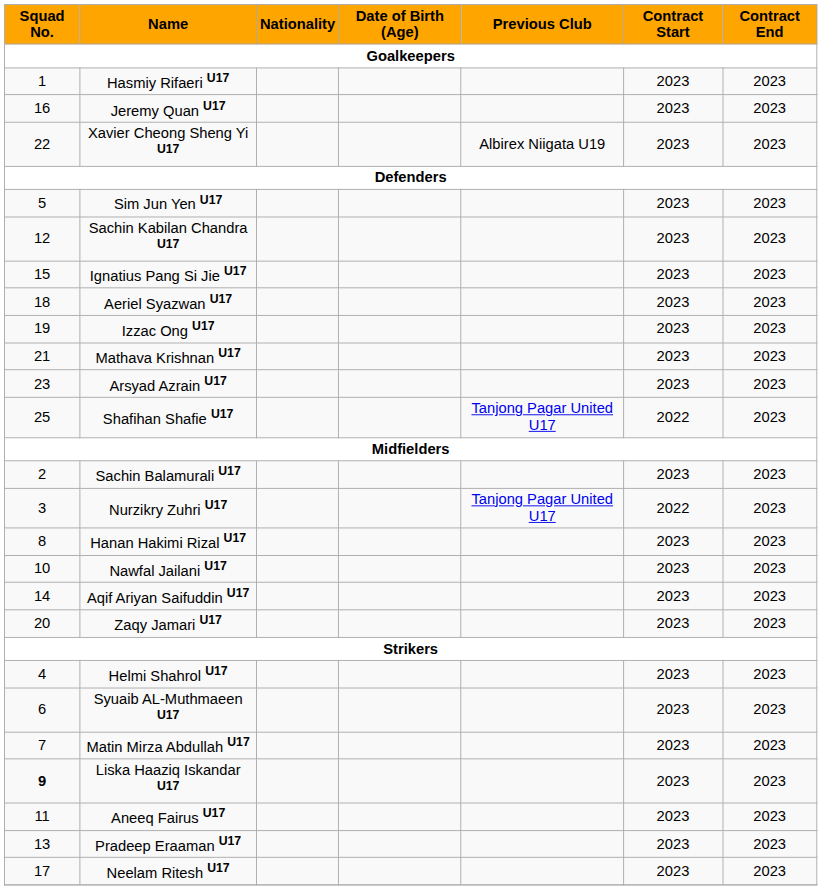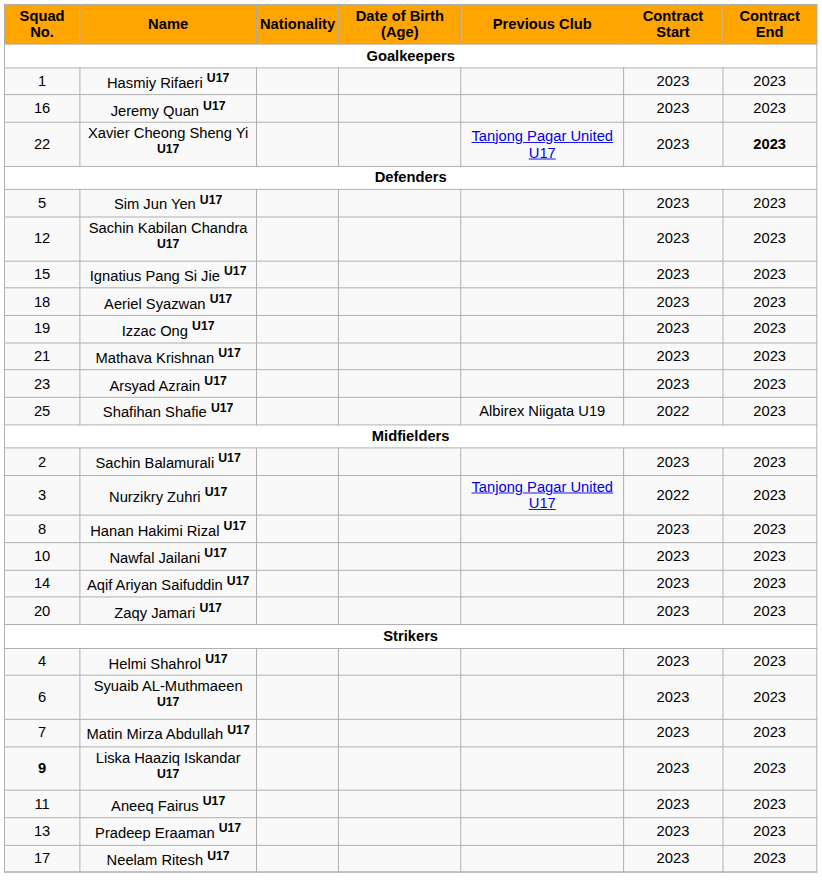(542, 144) Albirex Niigata U19 -> (542, 144) Tanjong Pagar United U17
(770, 144) normal -> (770, 144) bold
(542, 417) Tanjong Pagar United U17 -> (542, 411) Albirex Niigata U19
